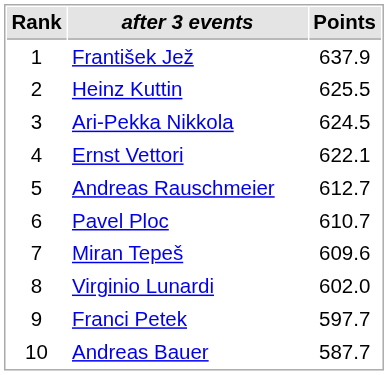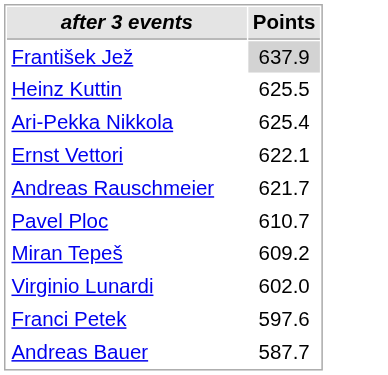- column: (37, 23)
(345, 57) no background -> (284, 57) lightgrey background
(345, 122) 624.5 -> (284, 122) 625.4
(345, 188) 612.7 -> (284, 188) 621.7
(345, 254) 609.6 -> (284, 254) 609.2
(345, 319) 597.7 -> (284, 319) 597.6
